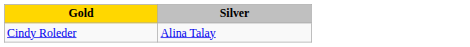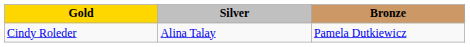+ column: (388, 13)
